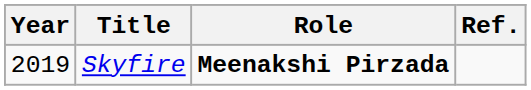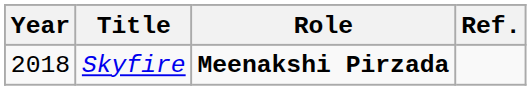(40, 65) 2019 -> (40, 65) 2018
